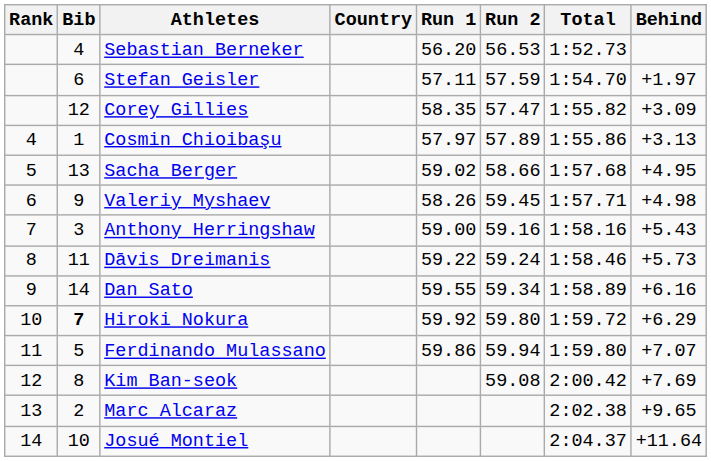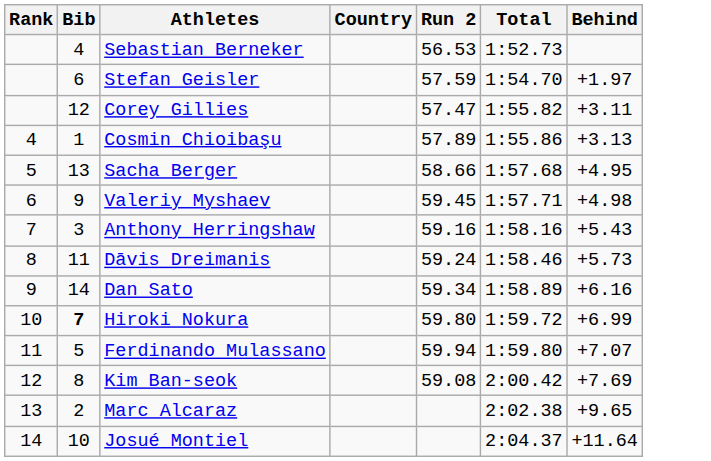- column: (449, 20)
(669, 110) +3.09 -> (605, 110) +3.11
(669, 321) +6.29 -> (605, 321) +6.99
